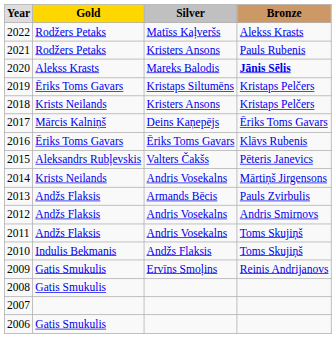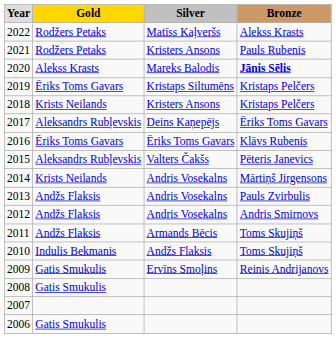(71, 123) Mārcis Kalniņš -> (88, 123) Aleksandrs Rubļevskis
(182, 196) Armands Bēcis -> (187, 196) Andris Vosekalns
(187, 232) Andris Vosekalns -> (182, 232) Armands Bēcis
